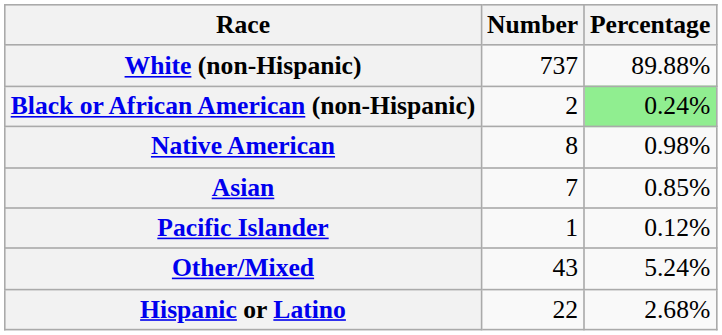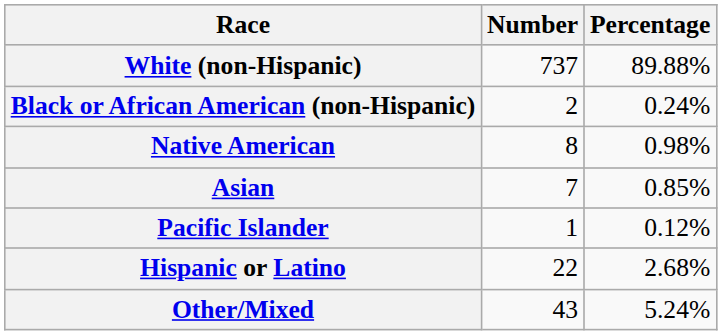(677, 106) lightgreen background -> (677, 106) no background
rows swapped: (243, 268) <-> (243, 308)
